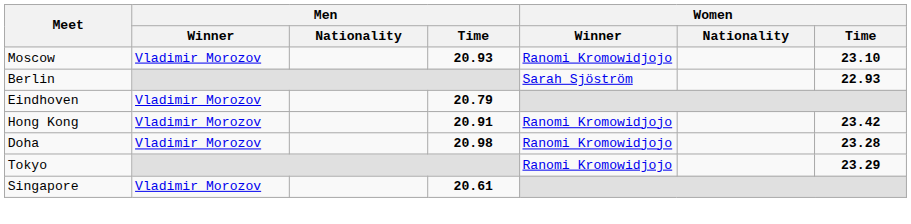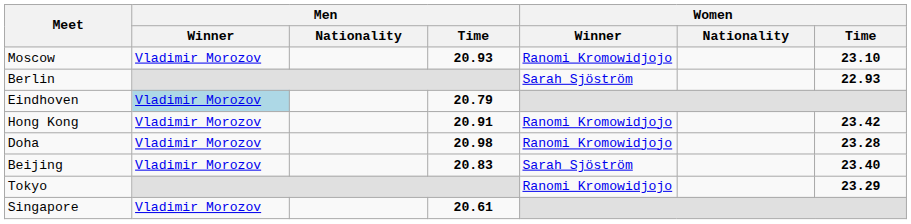(198, 101) no background -> (198, 101) lightblue background
+ row: (35, 165)
